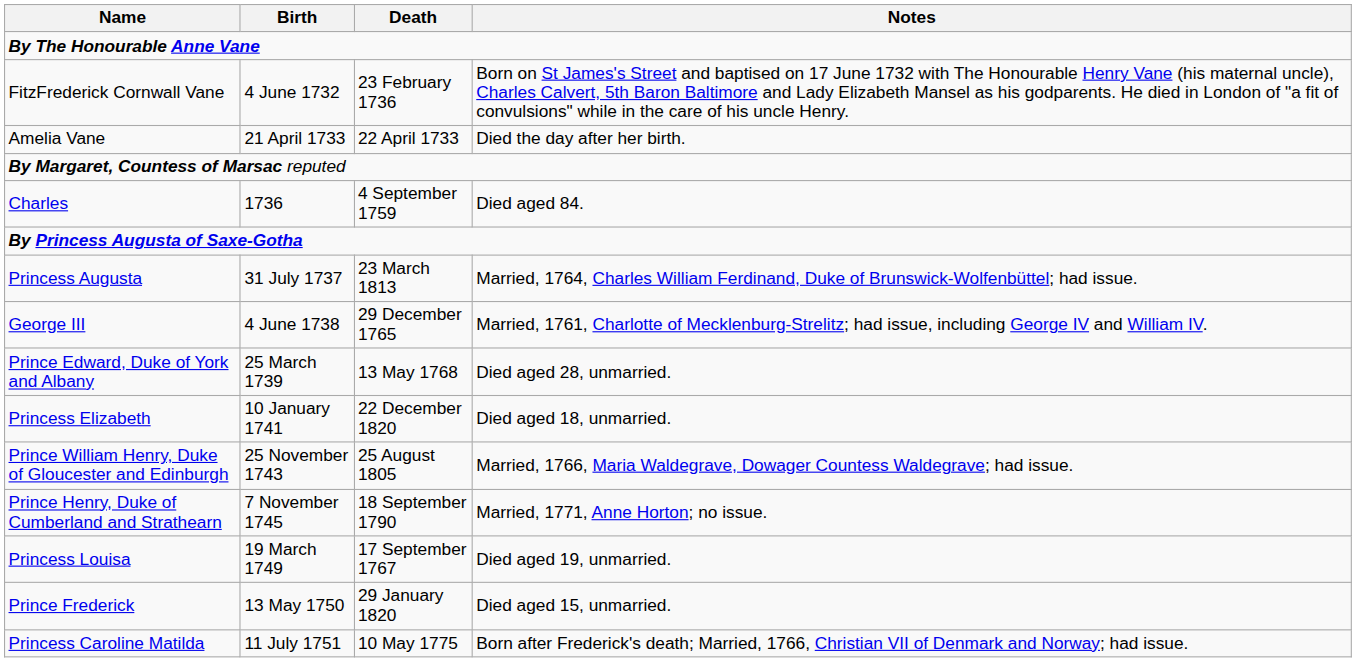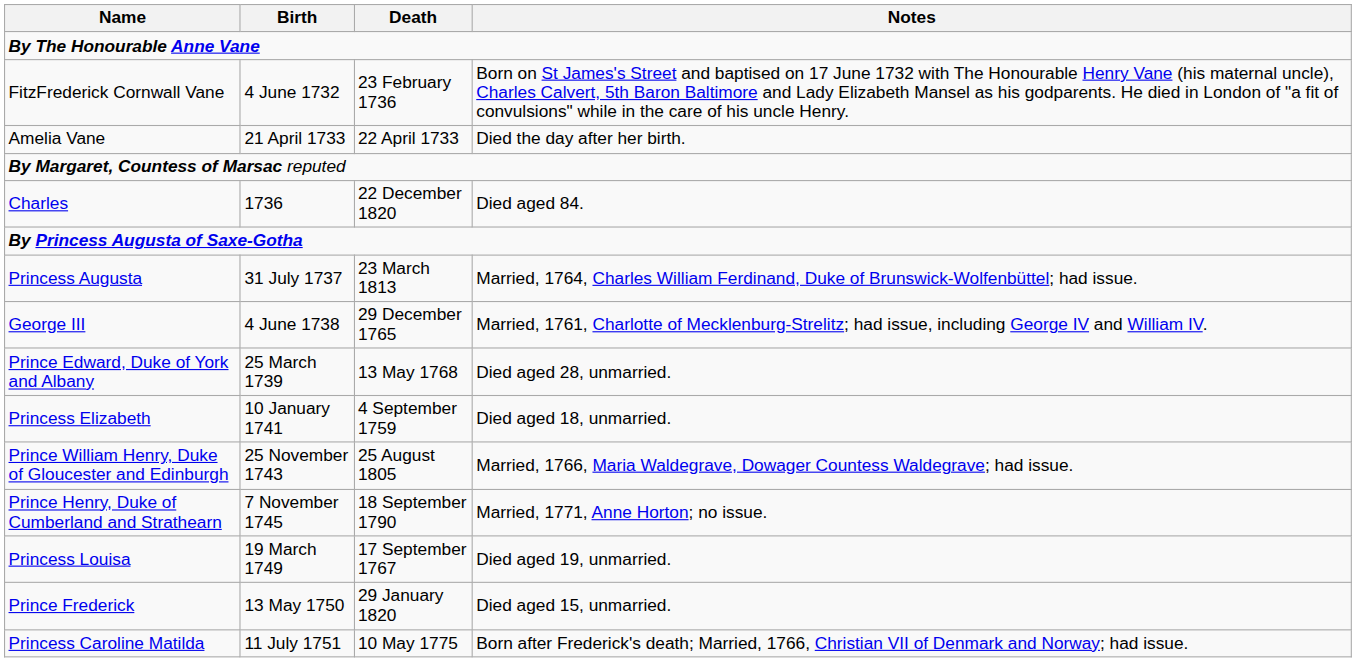(407, 203) 4 September 1759 -> (410, 203) 22 December 1820
(410, 418) 22 December 1820 -> (407, 418) 4 September 1759
